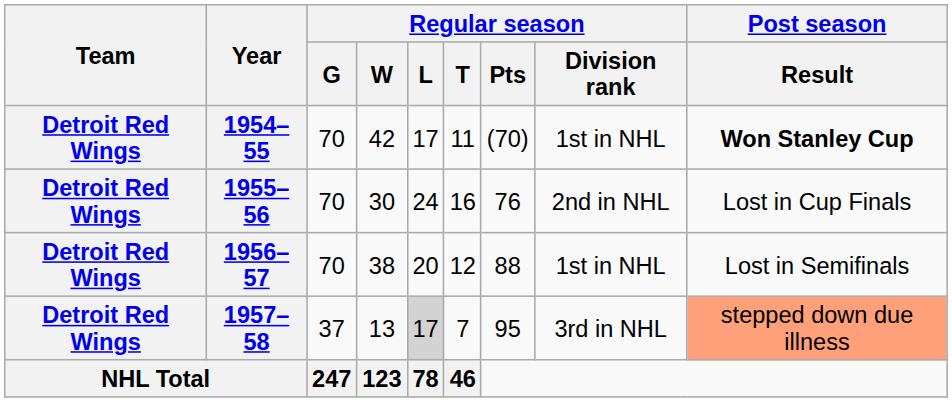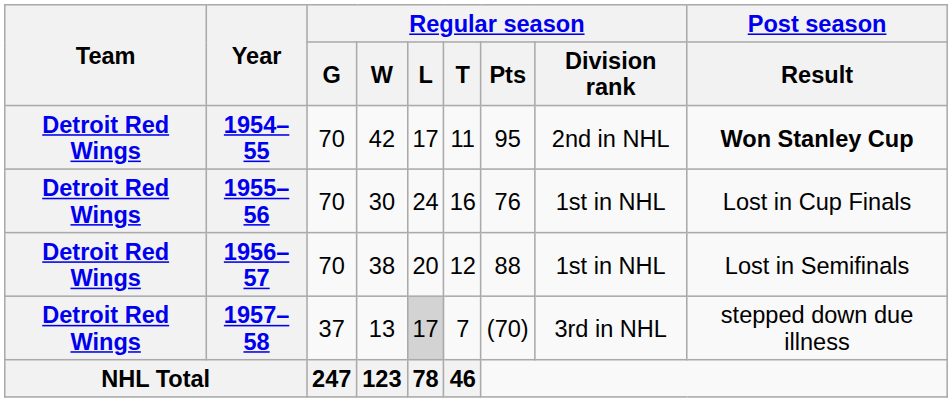(508, 138) (70) -> (508, 138) 95
(611, 138) 1st in NHL -> (611, 138) 2nd in NHL
(611, 201) 2nd in NHL -> (611, 201) 1st in NHL
(508, 329) 95 -> (508, 329) (70)
(817, 329) lightsalmon background -> (817, 329) no background
